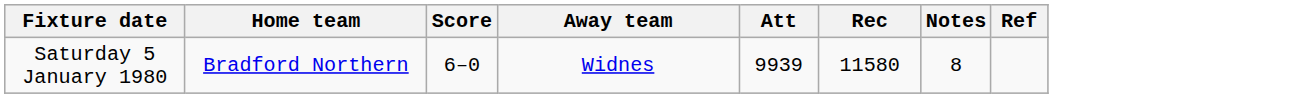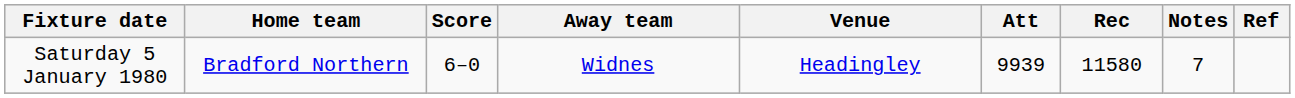+ column: (860, 21)
(956, 66) 8 -> (1198, 66) 7
